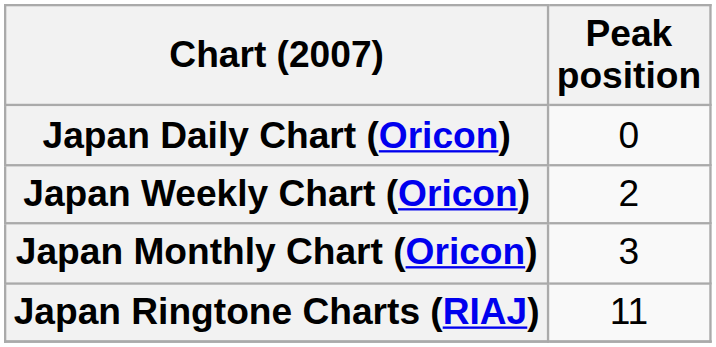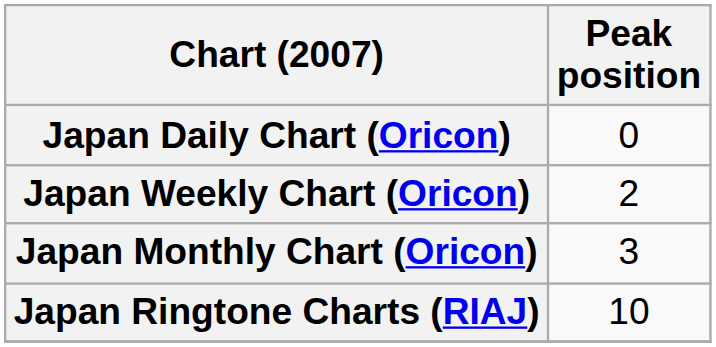(629, 311) 11 -> (629, 311) 10
